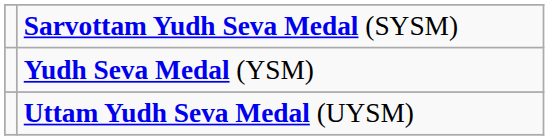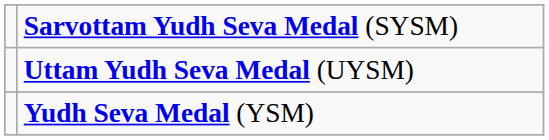rows swapped: (219, 112) <-> (169, 69)
